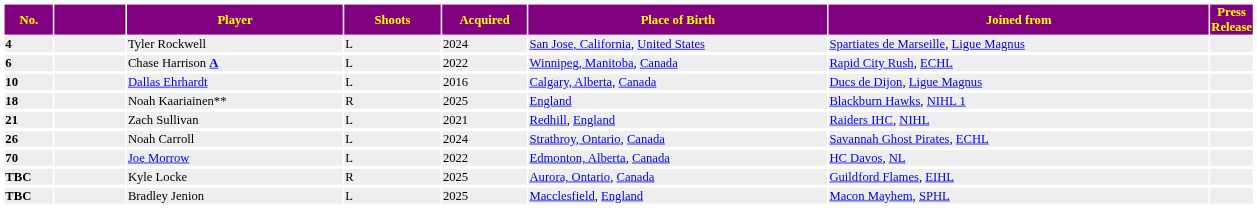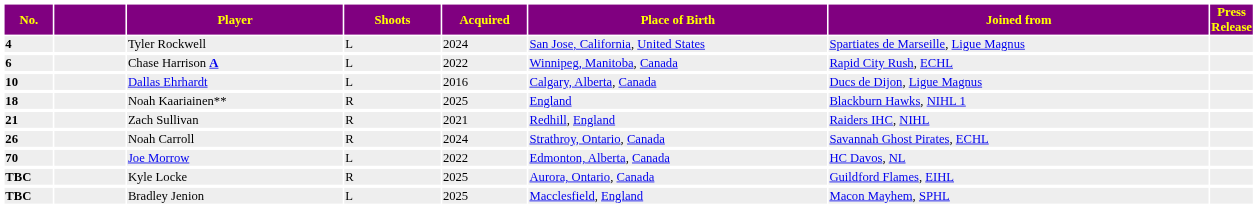(349, 120) L -> (349, 120) R
(349, 138) L -> (349, 138) R
